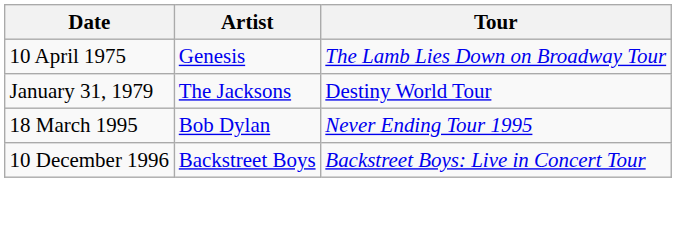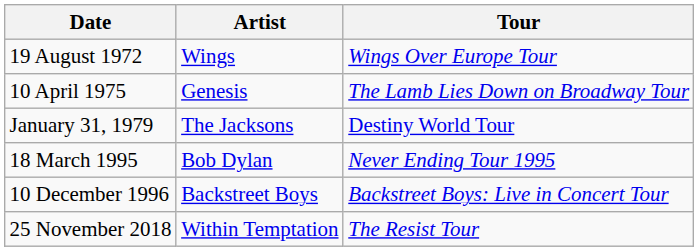+ row: (76, 56)
+ row: (90, 229)
